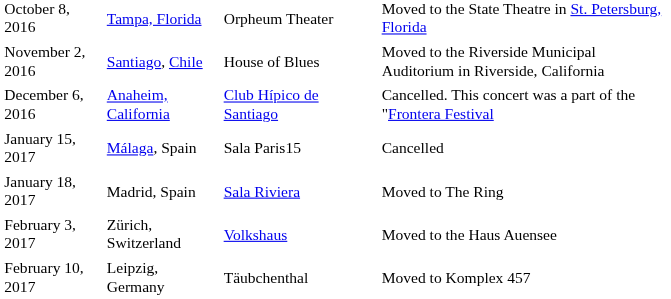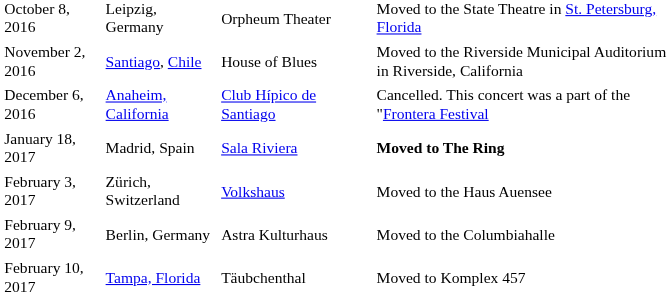(154, 18) Tampa, Florida -> (135, 18) Leipzig, Germany
- row: (40, 147)
(443, 191) normal -> (441, 147) bold
+ row: (40, 234)
(136, 277) Leipzig, Germany -> (153, 277) Tampa, Florida
